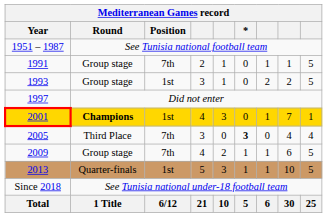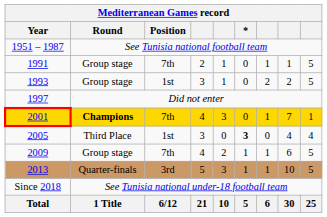(168, 117) 1st -> (168, 117) 7th
(168, 135) 7th -> (168, 135) 1st
(168, 170) 1st -> (168, 170) 3rd
